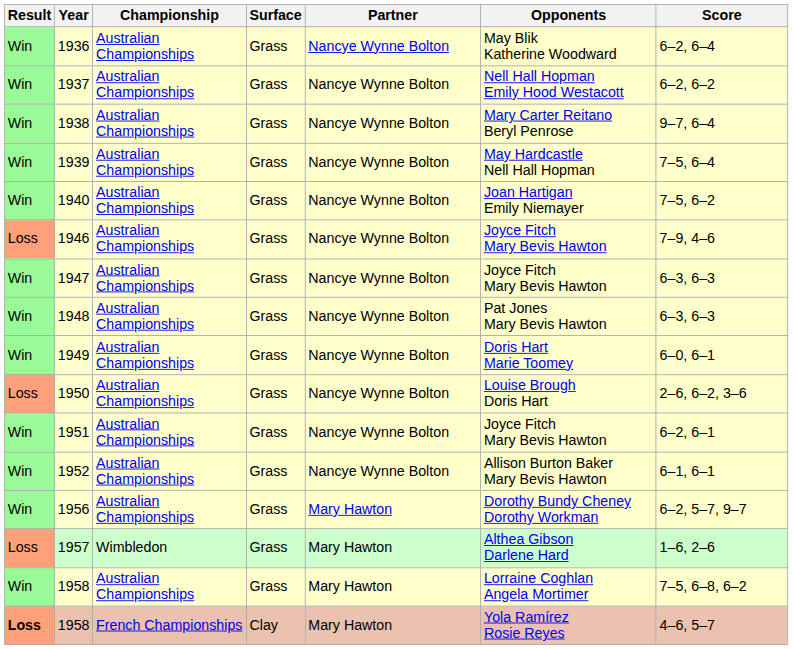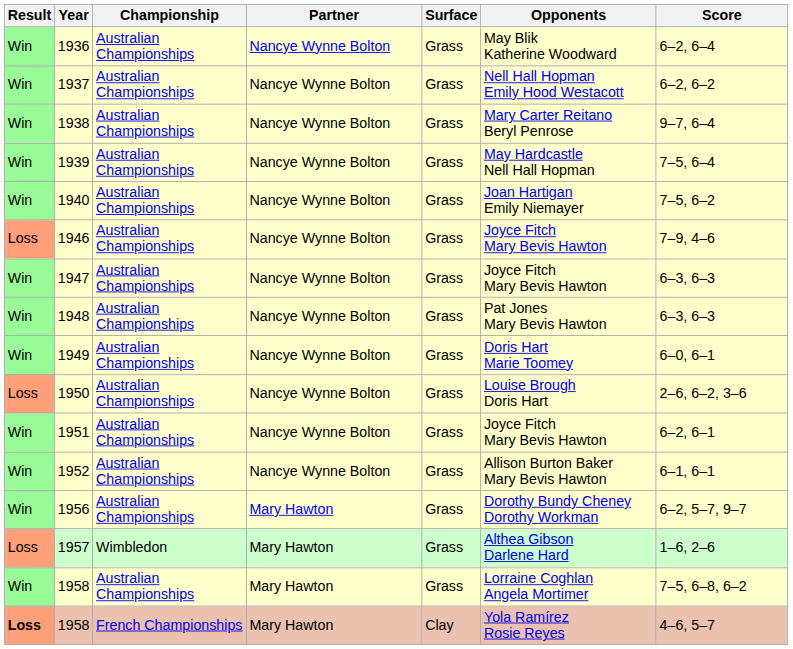columns swapped: (276, 15) <-> (393, 15)
